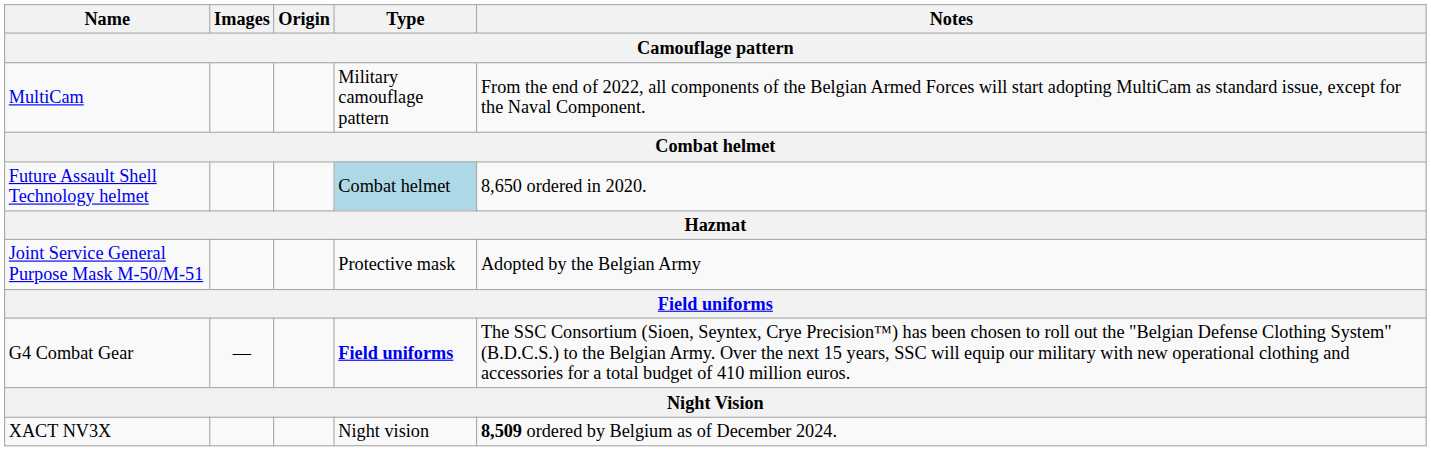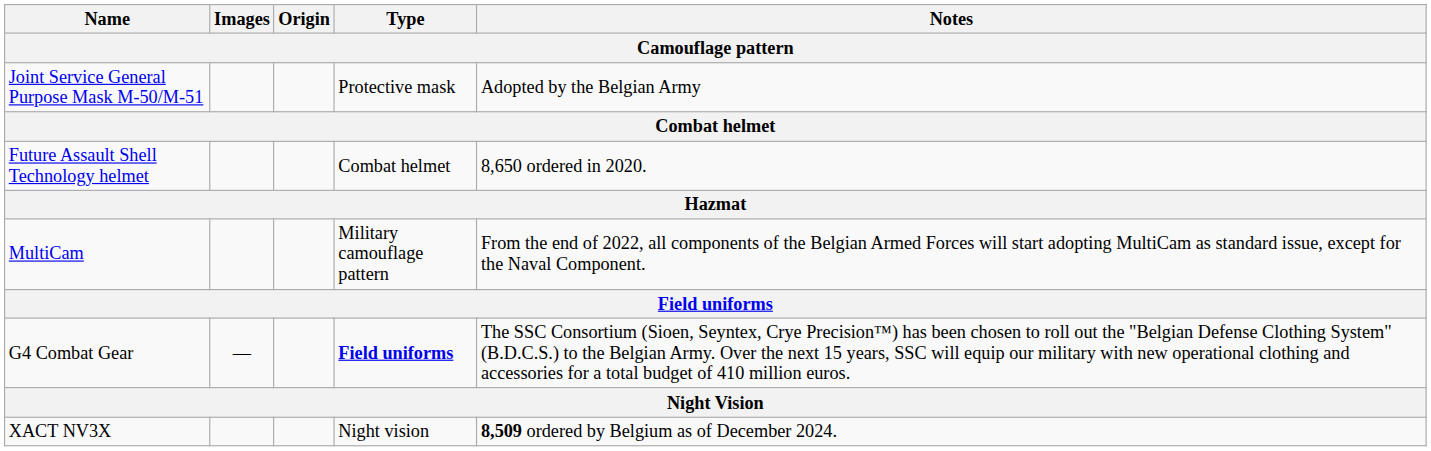rows swapped: (46, 97) <-> (106, 264)
(394, 185) lightblue background -> (394, 165) no background
